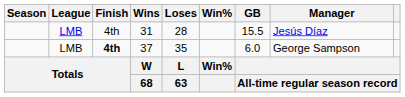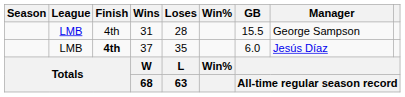(300, 31) Jesús Díaz -> (316, 31) George Sampson
(316, 48) George Sampson -> (300, 48) Jesús Díaz
